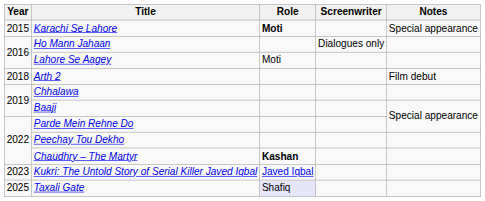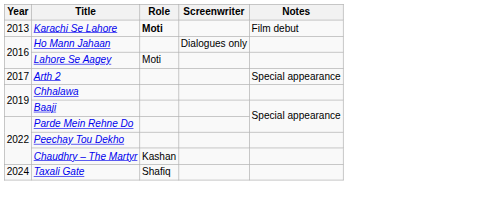(18, 28) 2015 -> (18, 28) 2013
(433, 28) Special appearance -> (275, 28) Film debut
(18, 76) 2018 -> (18, 76) 2017
(412, 76) Film debut -> (296, 76) Special appearance
(280, 156) bold -> (159, 156) normal
- row: (145, 172)
(18, 188) 2025 -> (18, 172) 2024
(276, 188) lavender background -> (156, 172) no background
